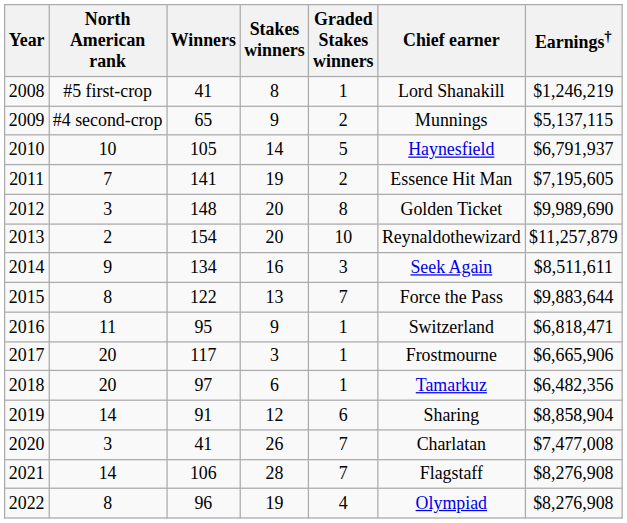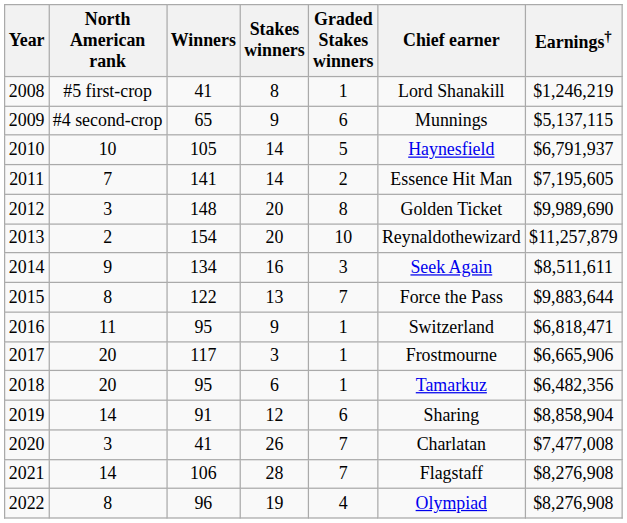(343, 120) 2 -> (343, 120) 6
(274, 179) 19 -> (274, 179) 14
(203, 385) 97 -> (203, 385) 95
